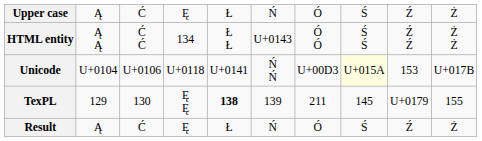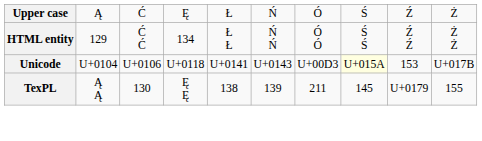(98, 38) Ą Ą -> (98, 38) 129
(273, 38) U+0143 -> (273, 38) Ń Ń
(273, 70) Ń Ń -> (273, 63) U+0143
(98, 102) 129 -> (98, 89) Ą Ą
(229, 102) bold -> (229, 89) normal
- row: (40, 127)
